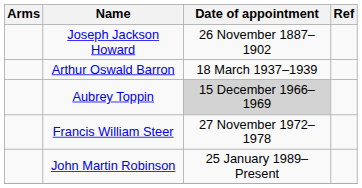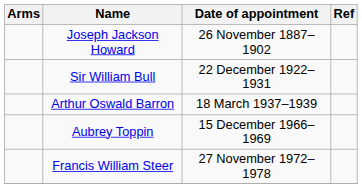+ row: (113, 76)
(257, 97) lightgrey background -> (257, 131) no background
- row: (113, 166)
